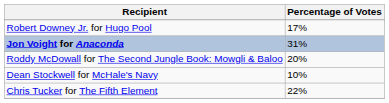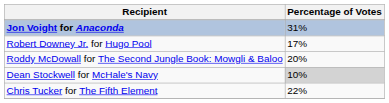rows swapped: (65, 43) <-> (79, 28)
(297, 75) no background -> (297, 75) lightgrey background
